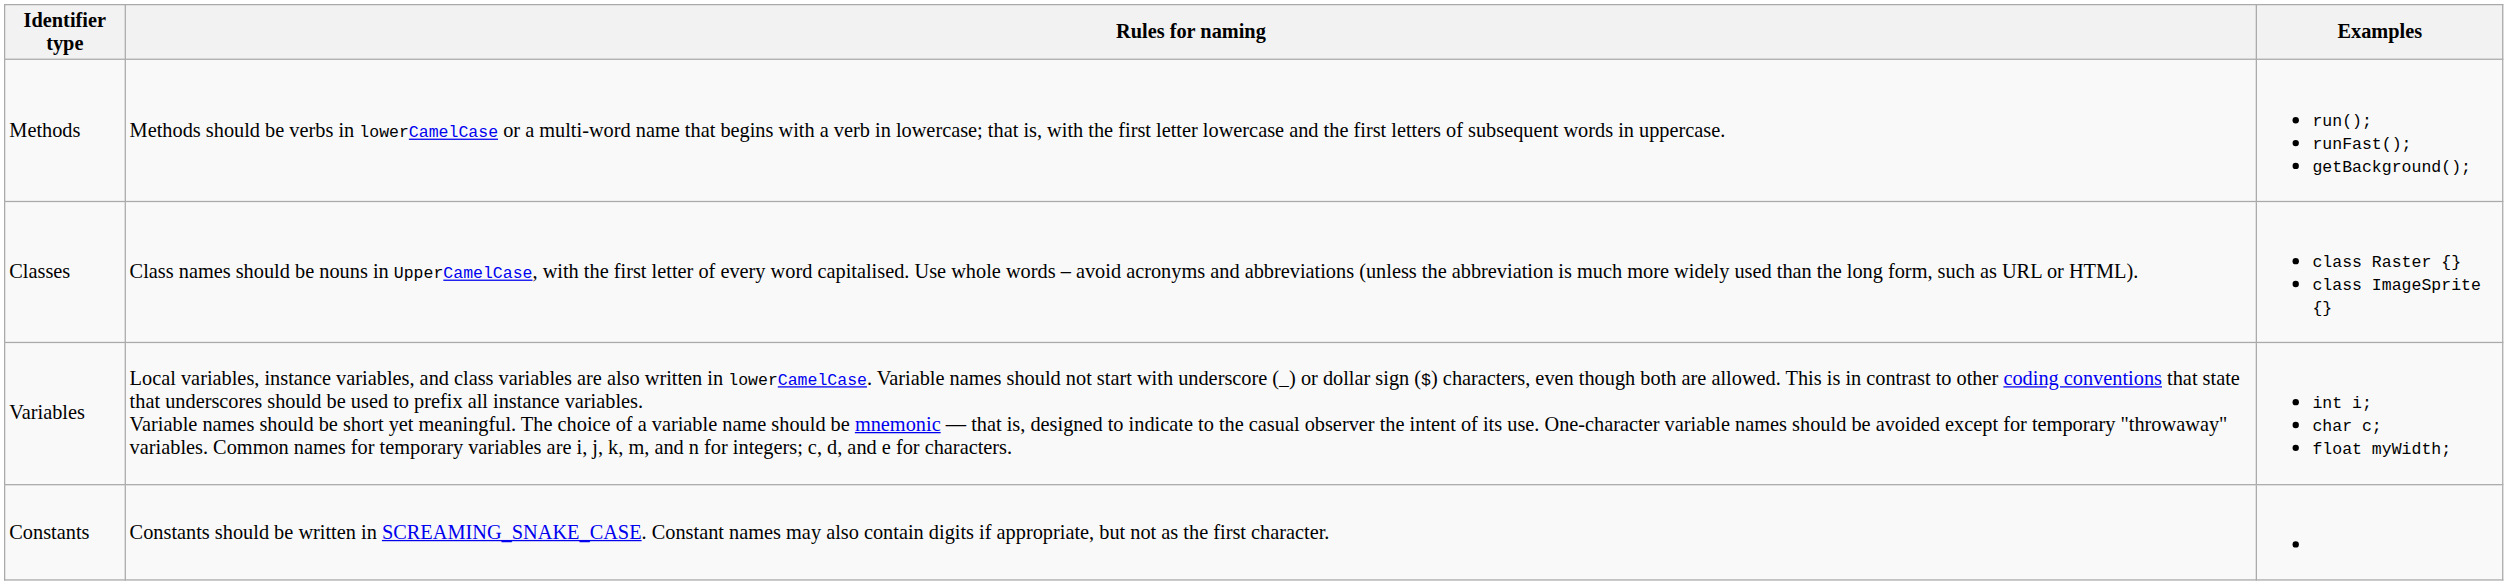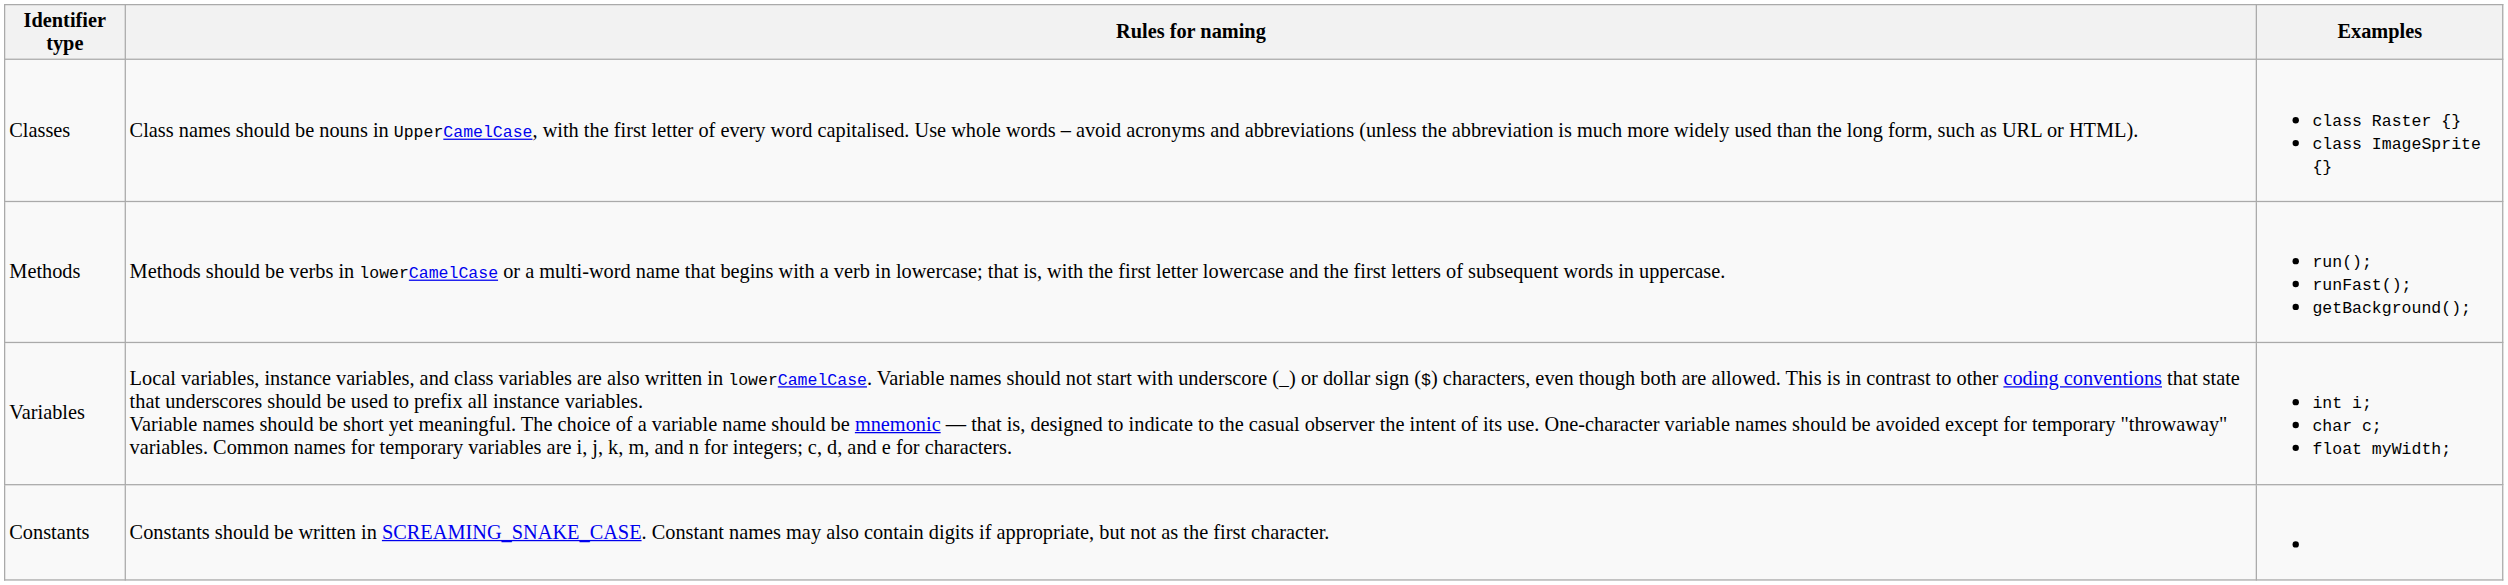rows swapped: (40, 271) <-> (45, 130)
